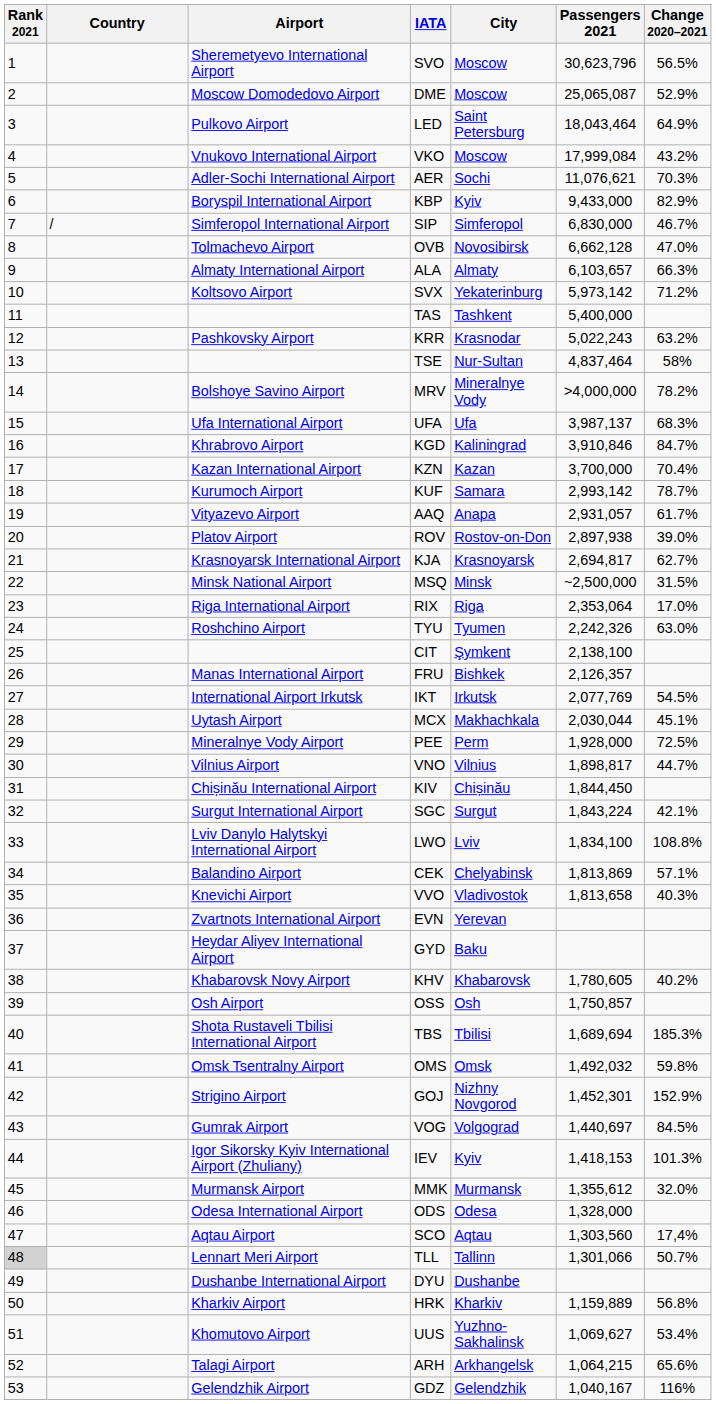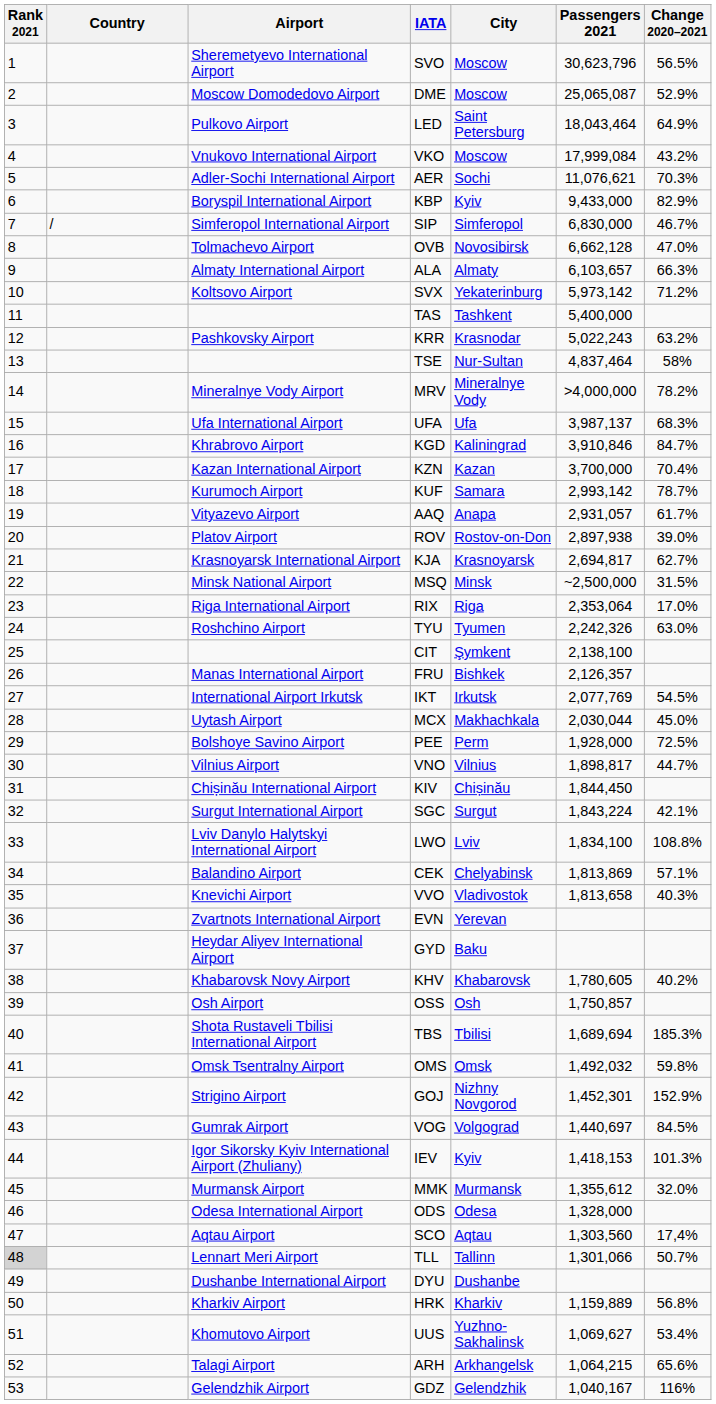(268, 392) Bolshoye Savino Airport -> (267, 392) Mineralnye Vody Airport
(677, 720) 45.1% -> (677, 720) 45.0%
(267, 743) Mineralnye Vody Airport -> (268, 743) Bolshoye Savino Airport
